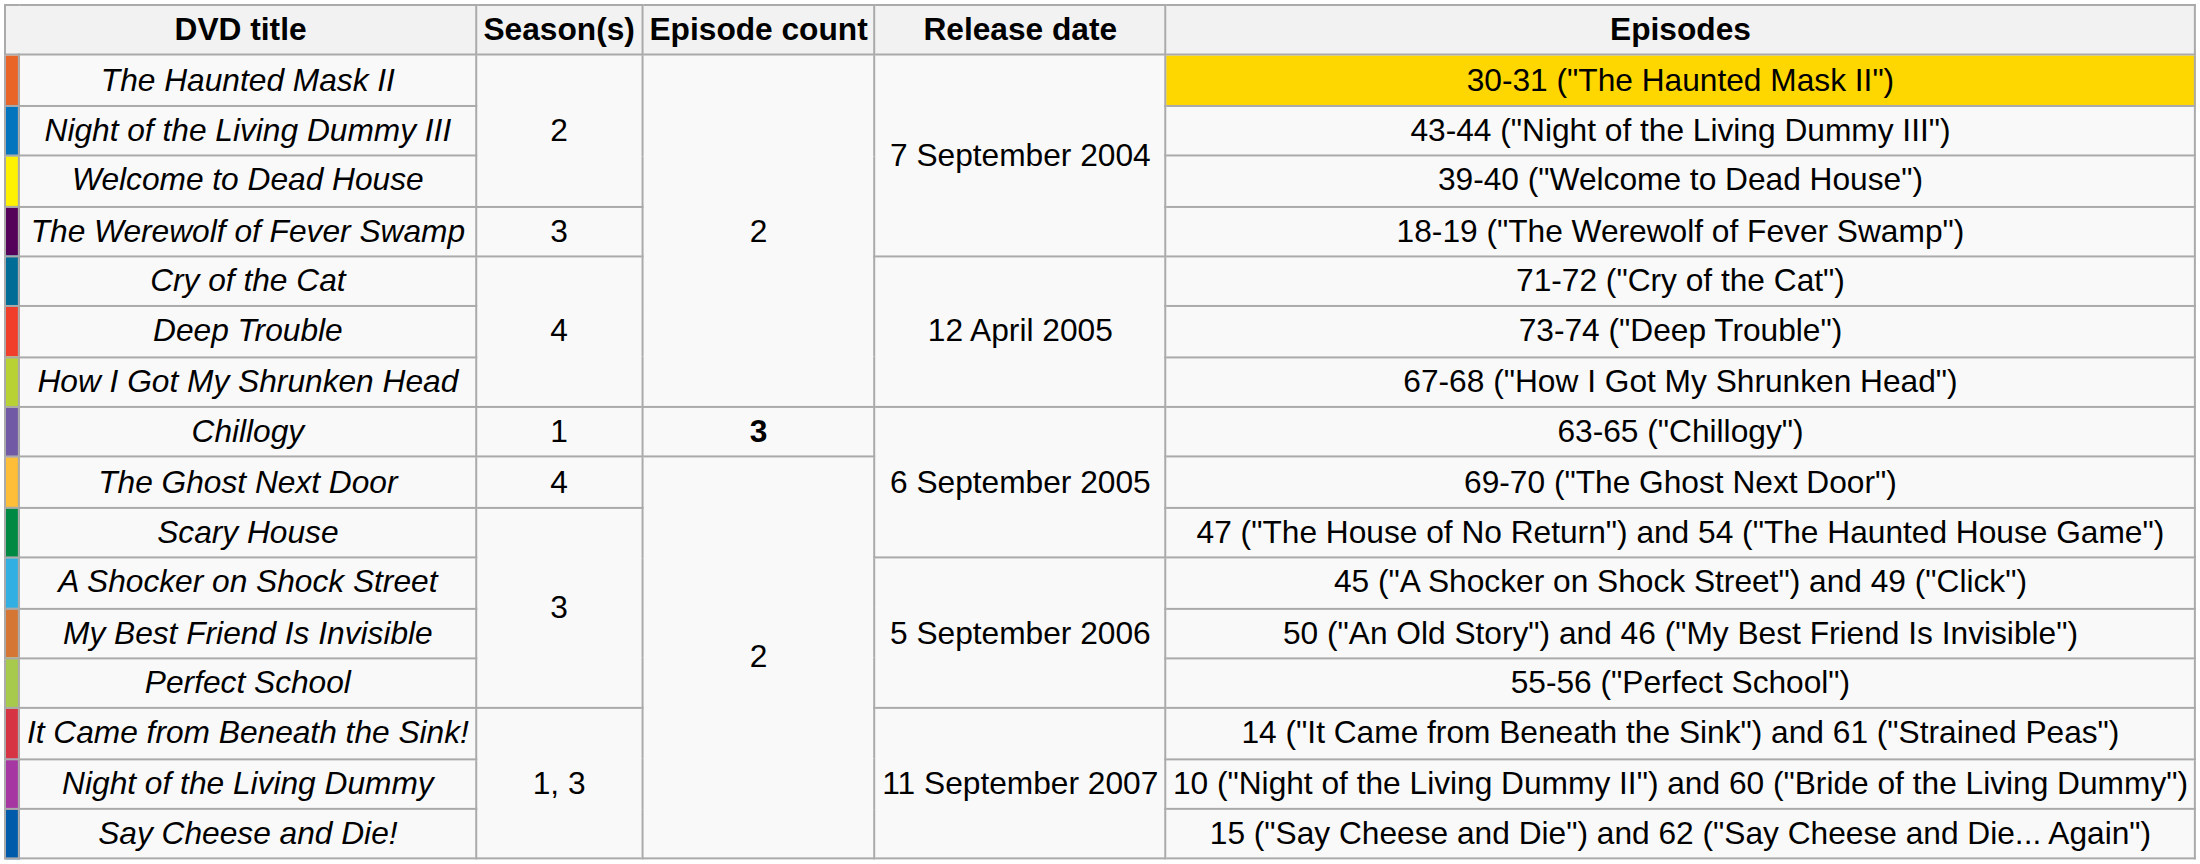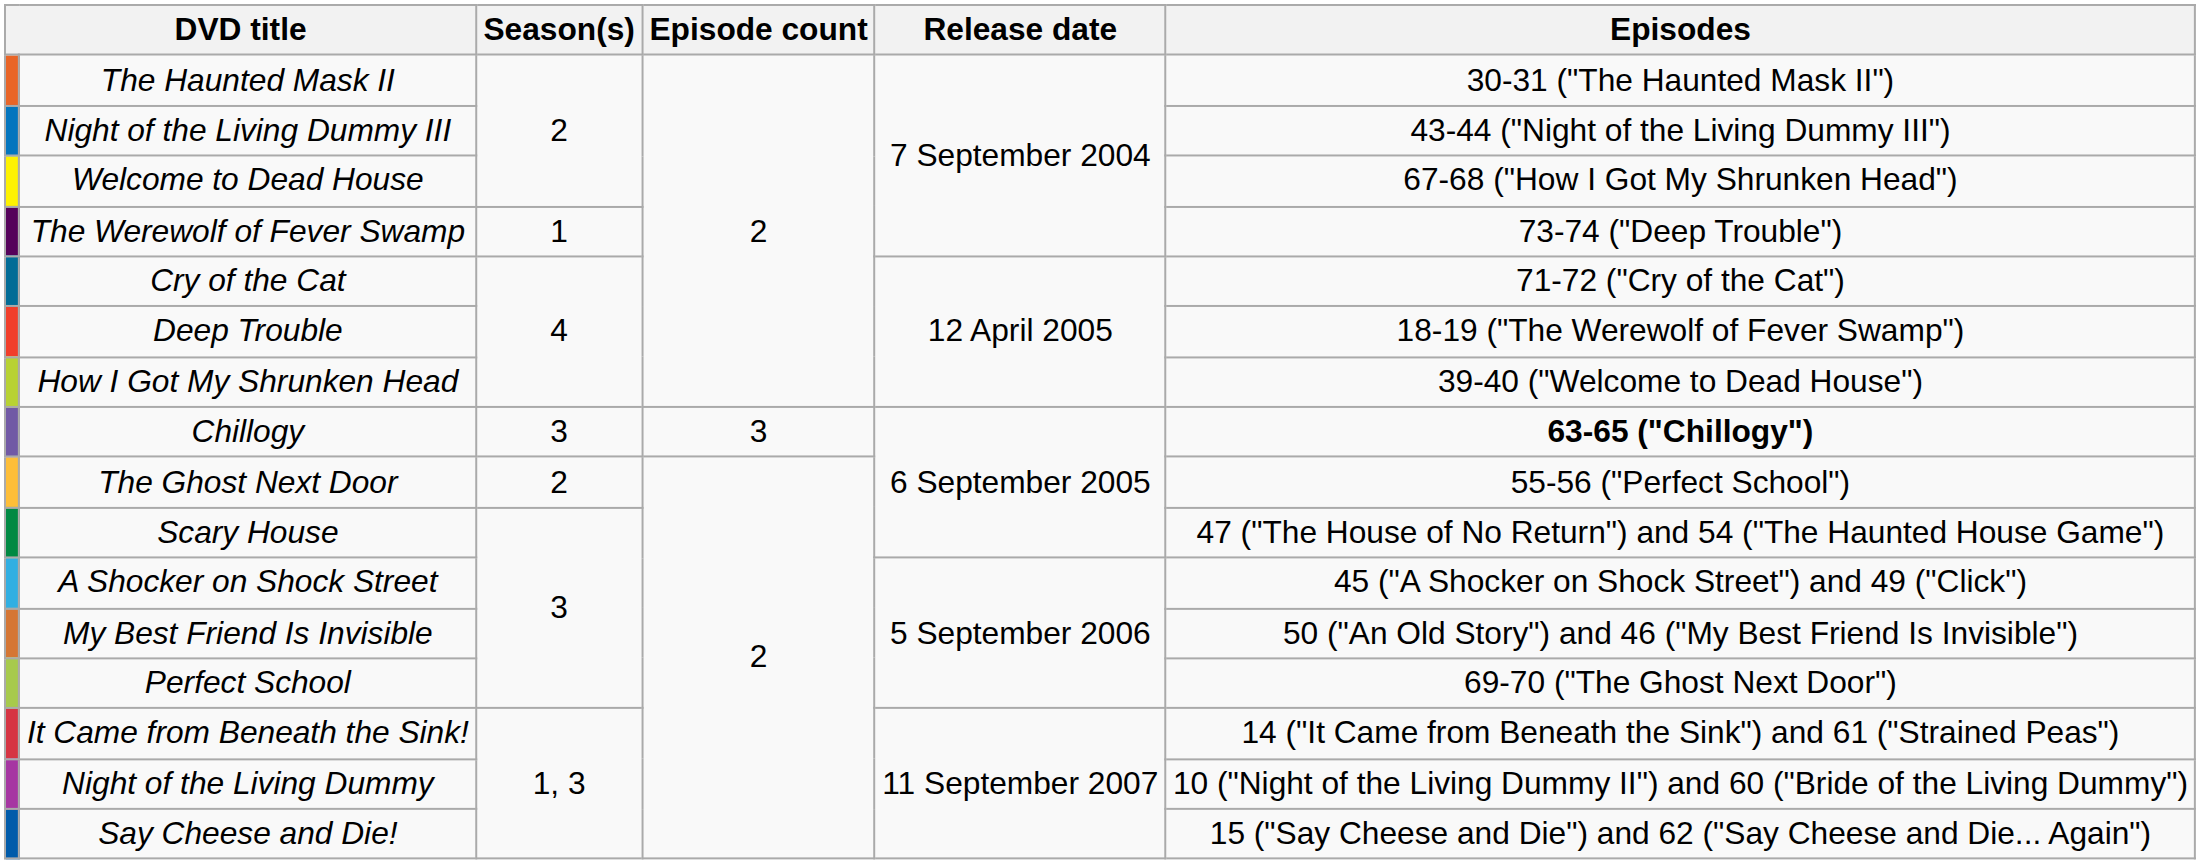(1680, 79) gold background -> (1680, 79) no background
(1680, 180) 39-40 ("Welcome to Dead House") -> (1680, 180) 67-68 ("How I Got My Shrunken Head")
(559, 230) 3 -> (559, 230) 1
(1680, 230) 18-19 ("The Werewolf of Fever Swamp") -> (1680, 230) 73-74 ("Deep Trouble")
(1680, 331) 73-74 ("Deep Trouble") -> (1680, 331) 18-19 ("The Werewolf of Fever Swamp")
(1680, 381) 67-68 ("How I Got My Shrunken Head") -> (1680, 381) 39-40 ("Welcome to Dead House")
(559, 431) 1 -> (559, 431) 3
(759, 431) bold -> (759, 431) normal
(1680, 431) normal -> (1680, 431) bold
(559, 481) 4 -> (559, 481) 2
(1680, 481) 69-70 ("The Ghost Next Door") -> (1680, 481) 55-56 ("Perfect School")
(1680, 682) 55-56 ("Perfect School") -> (1680, 682) 69-70 ("The Ghost Next Door")
